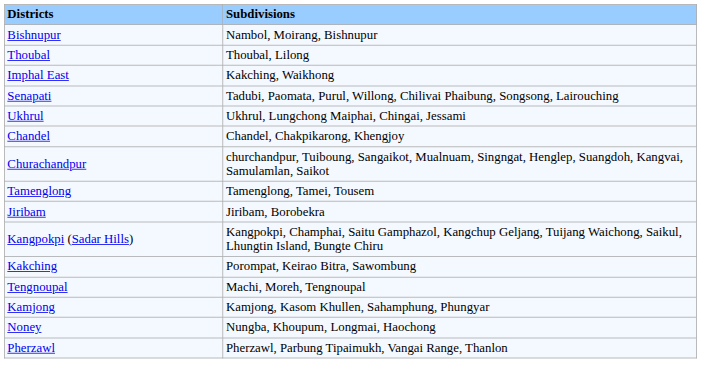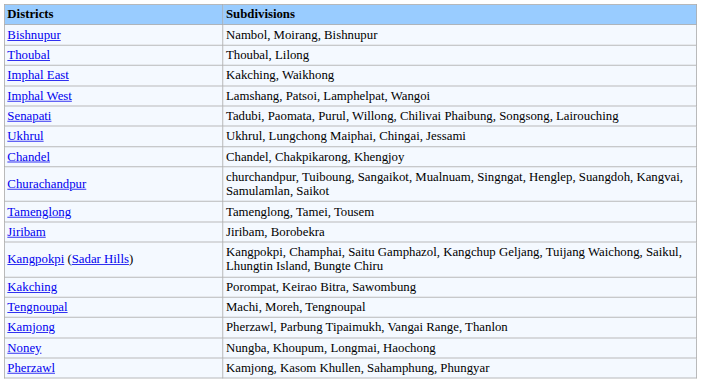+ row: (40, 95)
(358, 307) Kamjong, Kasom Khullen, Sahamphung, Phungyar -> (367, 327) Pherzawl, Parbung Tipaimukh, Vangai Range, Thanlon
(367, 347) Pherzawl, Parbung Tipaimukh, Vangai Range, Thanlon -> (358, 368) Kamjong, Kasom Khullen, Sahamphung, Phungyar
